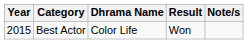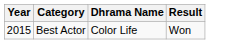- column: (224, 13)
